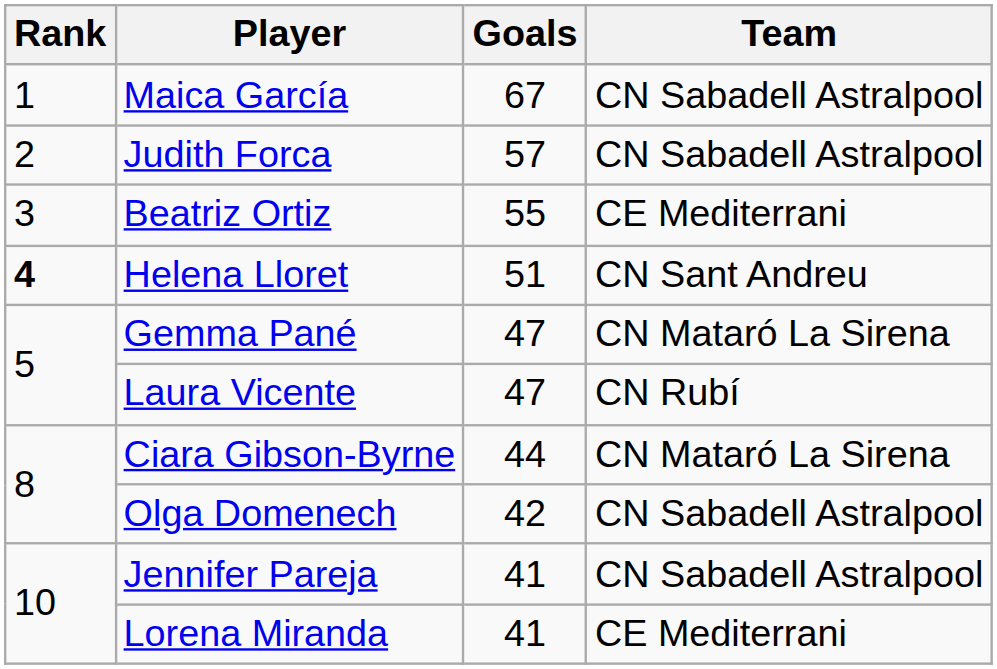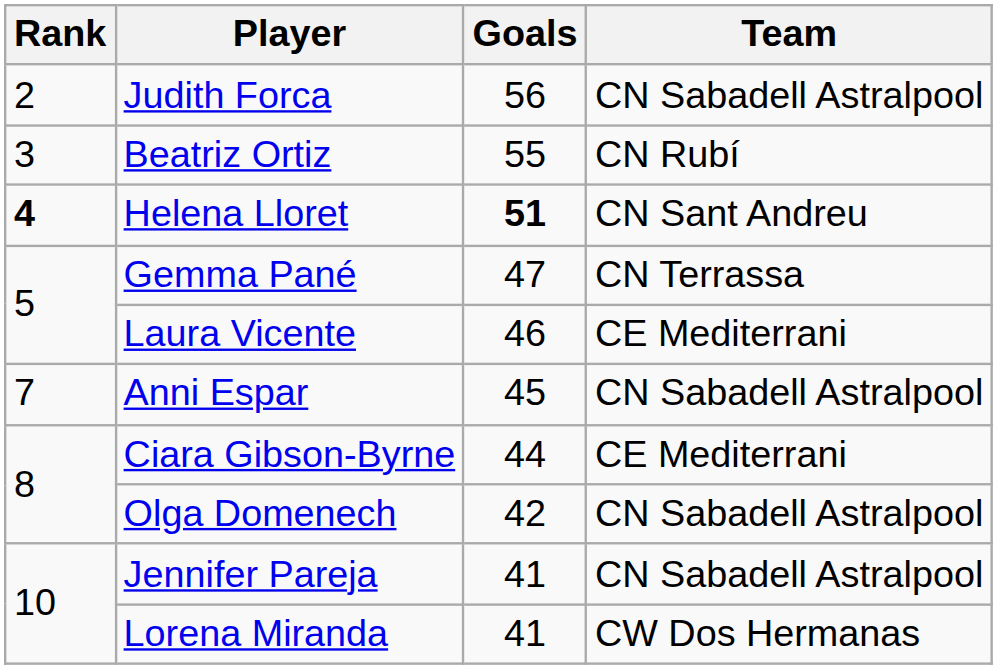- row: (236, 94)
(525, 154) 57 -> (525, 94) 56
(721, 214) CE Mediterrani -> (667, 154) CN Rubí
(525, 273) normal -> (525, 214) bold
(772, 333) CN Mataró La Sirena -> (700, 273) CN Terrassa
(525, 393) 47 -> (525, 333) 46
(667, 393) CN Rubí -> (721, 333) CE Mediterrani
+ row: (216, 393)
(772, 453) CN Mataró La Sirena -> (721, 453) CE Mediterrani
(721, 633) CE Mediterrani -> (758, 633) CW Dos Hermanas
